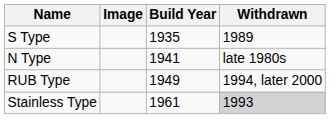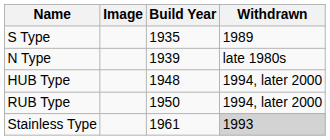(165, 59) 1941 -> (165, 59) 1939
+ row: (39, 80)
(165, 80) 1949 -> (165, 102) 1950
